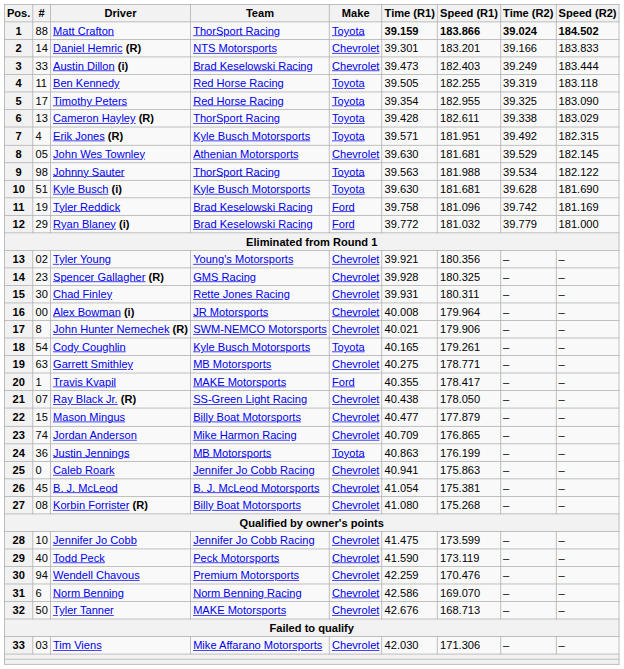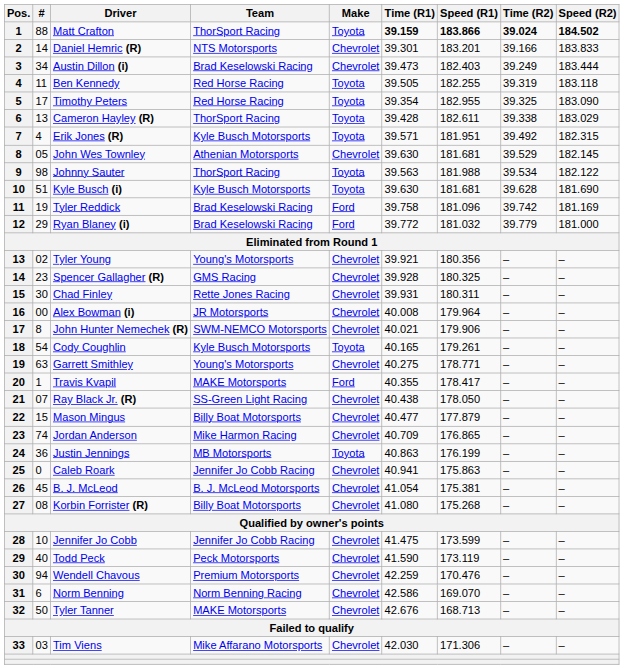(42, 66) 33 -> (42, 66) 34
(232, 365) MB Motorsports -> (243, 365) Young's Motorsports
